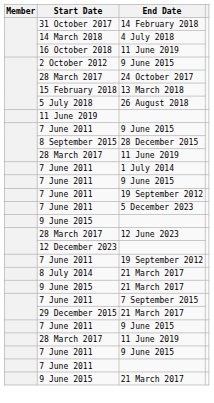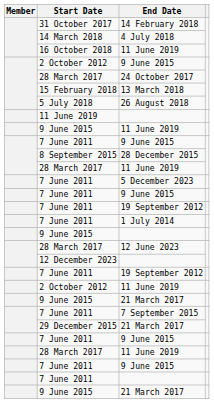+ row: (66, 129)
rows swapped: (66, 208) <-> (66, 169)
+ row: (73, 287)
- row: (66, 274)
